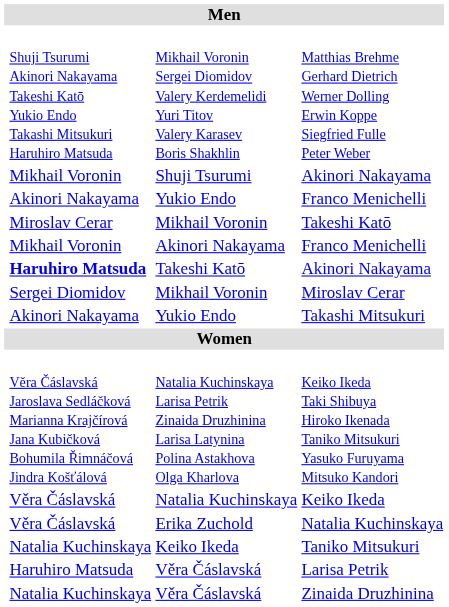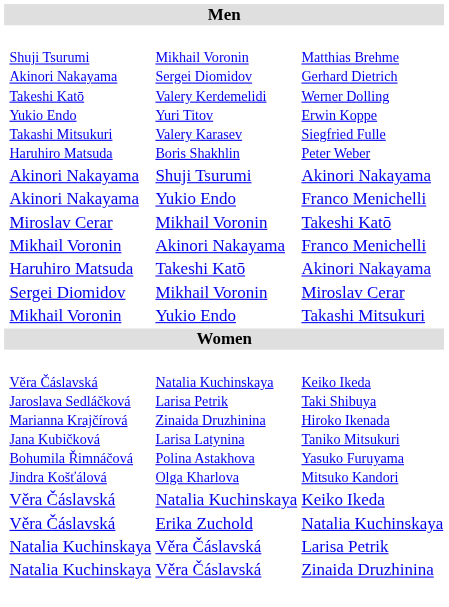(65, 175) Mikhail Voronin -> (74, 175) Akinori Nakayama
(78, 269) bold -> (71, 269) normal
(74, 315) Akinori Nakayama -> (65, 315) Mikhail Voronin
- row: (197, 546)
(71, 570) Haruhiro Matsuda -> (80, 546) Natalia Kuchinskaya
